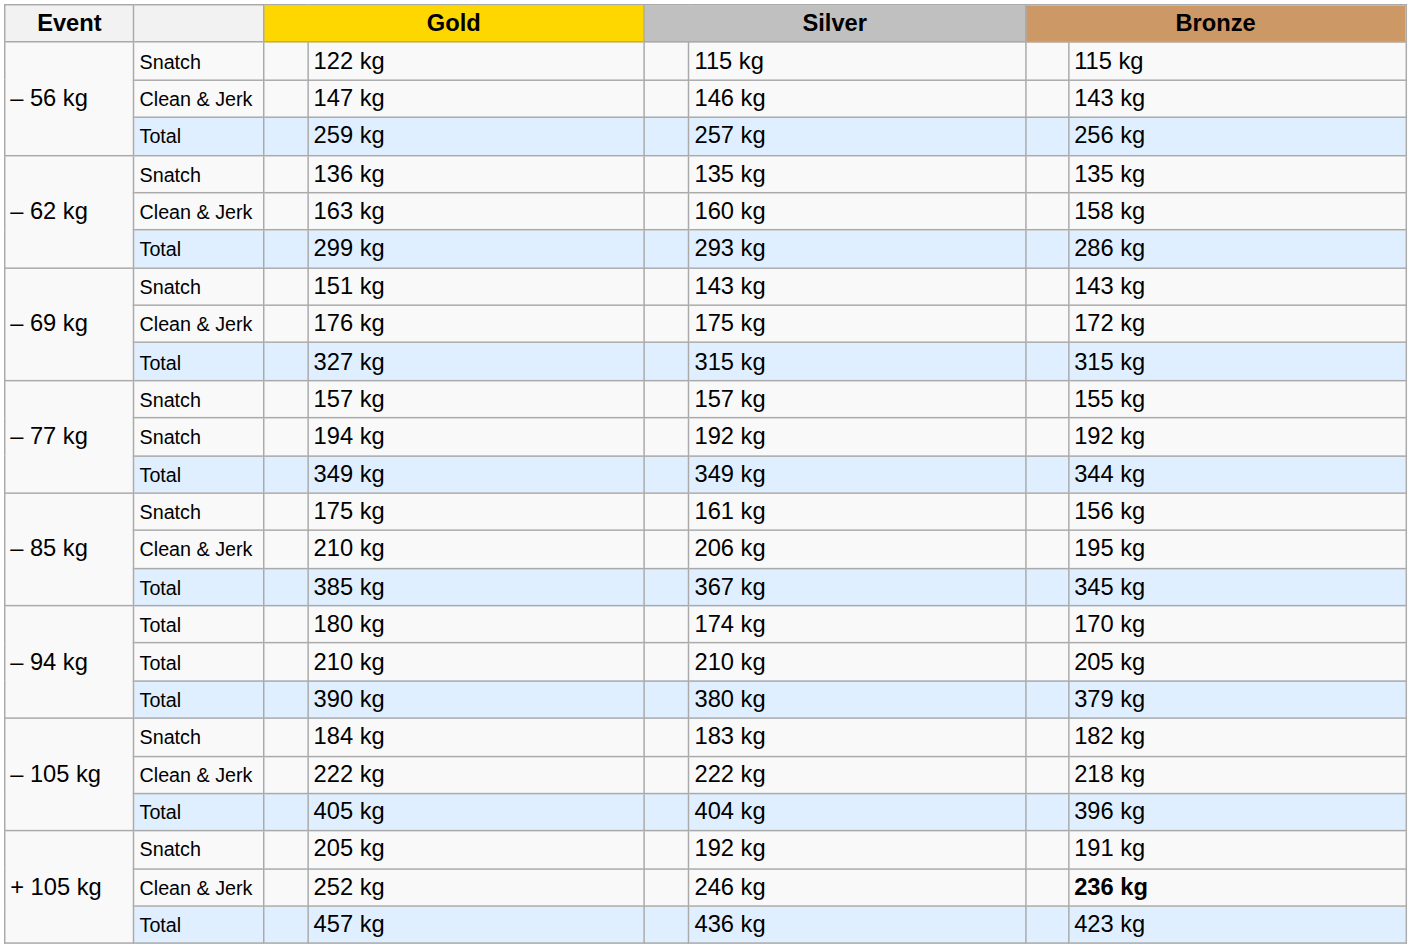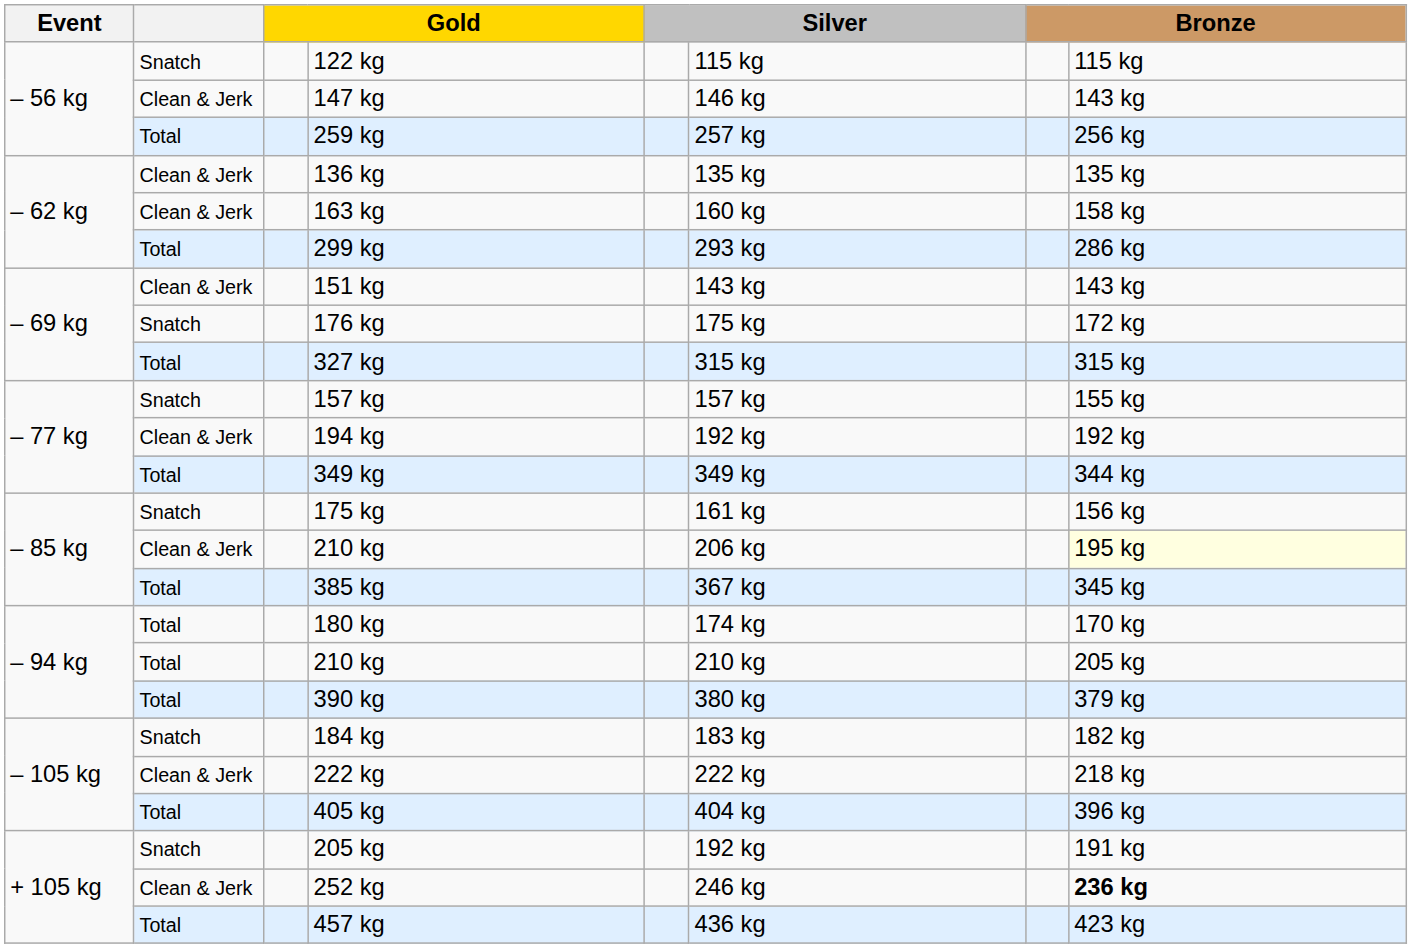(170, 174) Snatch -> (196, 174) Clean & Jerk
(170, 287) Snatch -> (196, 287) Clean & Jerk
(196, 325) Clean & Jerk -> (170, 325) Snatch
(170, 437) Snatch -> (196, 437) Clean & Jerk
(1110, 549) no background -> (1110, 549) lightyellow background
